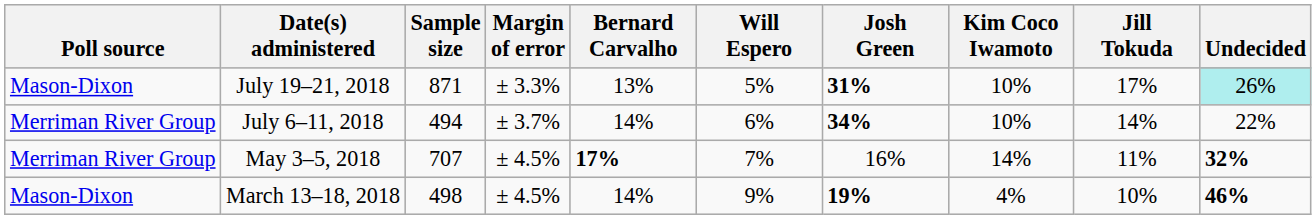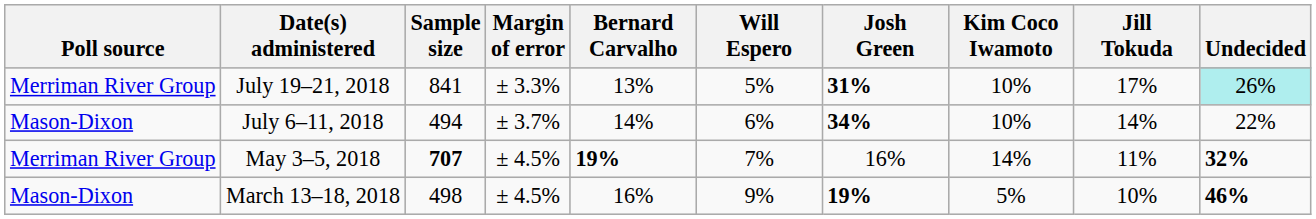(72, 85) Mason-Dixon -> (113, 85) Merriman River Group
(446, 85) 871 -> (446, 85) 841
(113, 122) Merriman River Group -> (72, 122) Mason-Dixon
(446, 159) normal -> (446, 159) bold
(598, 159) 17% -> (598, 159) 19%
(633, 195) 14% -> (633, 195) 16%
(1011, 195) 4% -> (1011, 195) 5%
